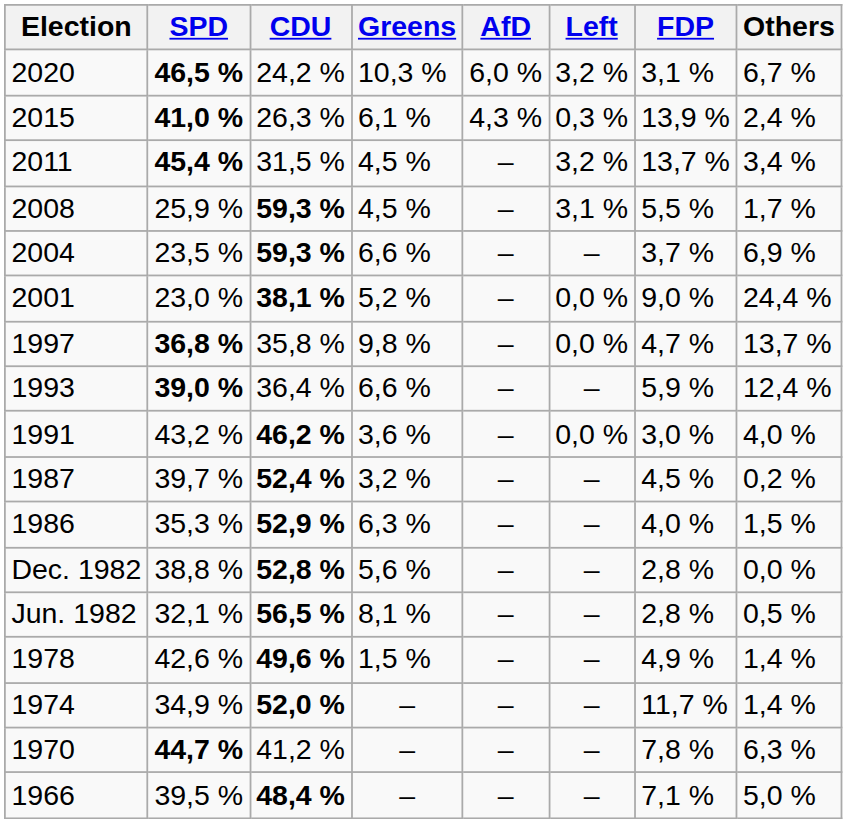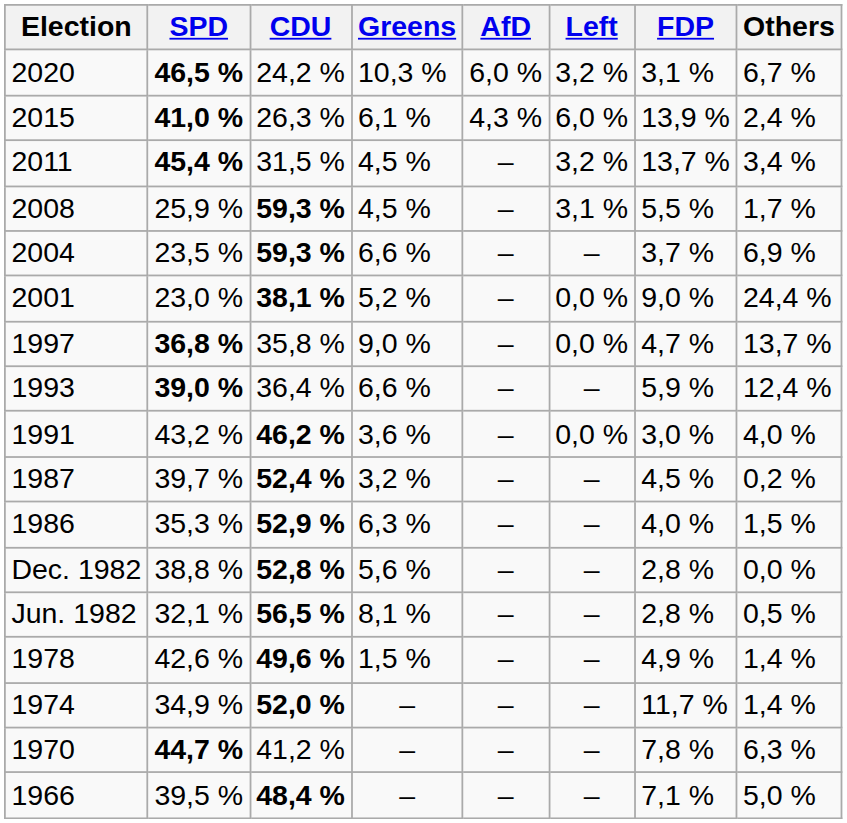(592, 117) 0,3 % -> (592, 117) 6,0 %
(394, 343) 9,8 % -> (394, 343) 9,0 %
